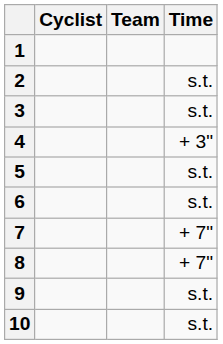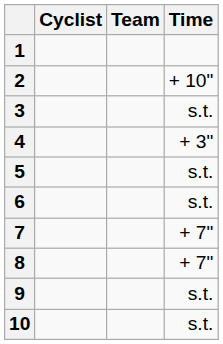(200, 80) s.t. -> (191, 80) + 10"
